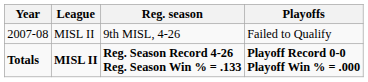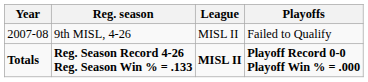columns swapped: (76, 14) <-> (172, 14)
